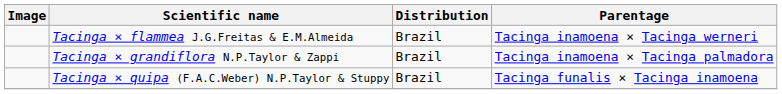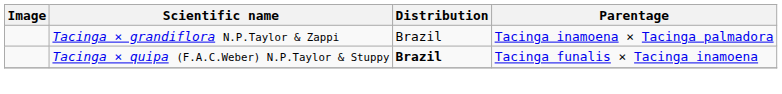- row: (203, 36)
(419, 78) normal -> (419, 57) bold
